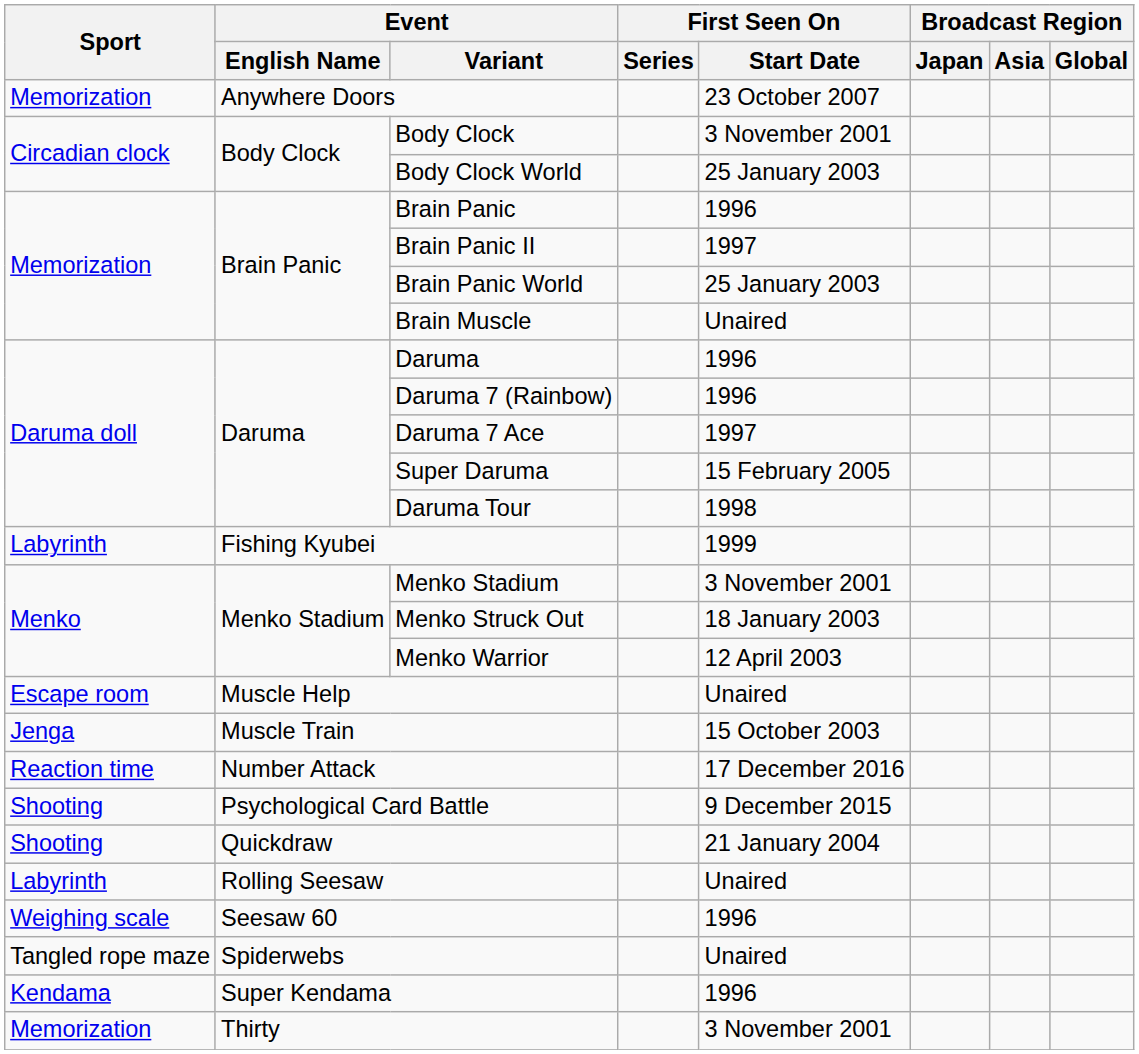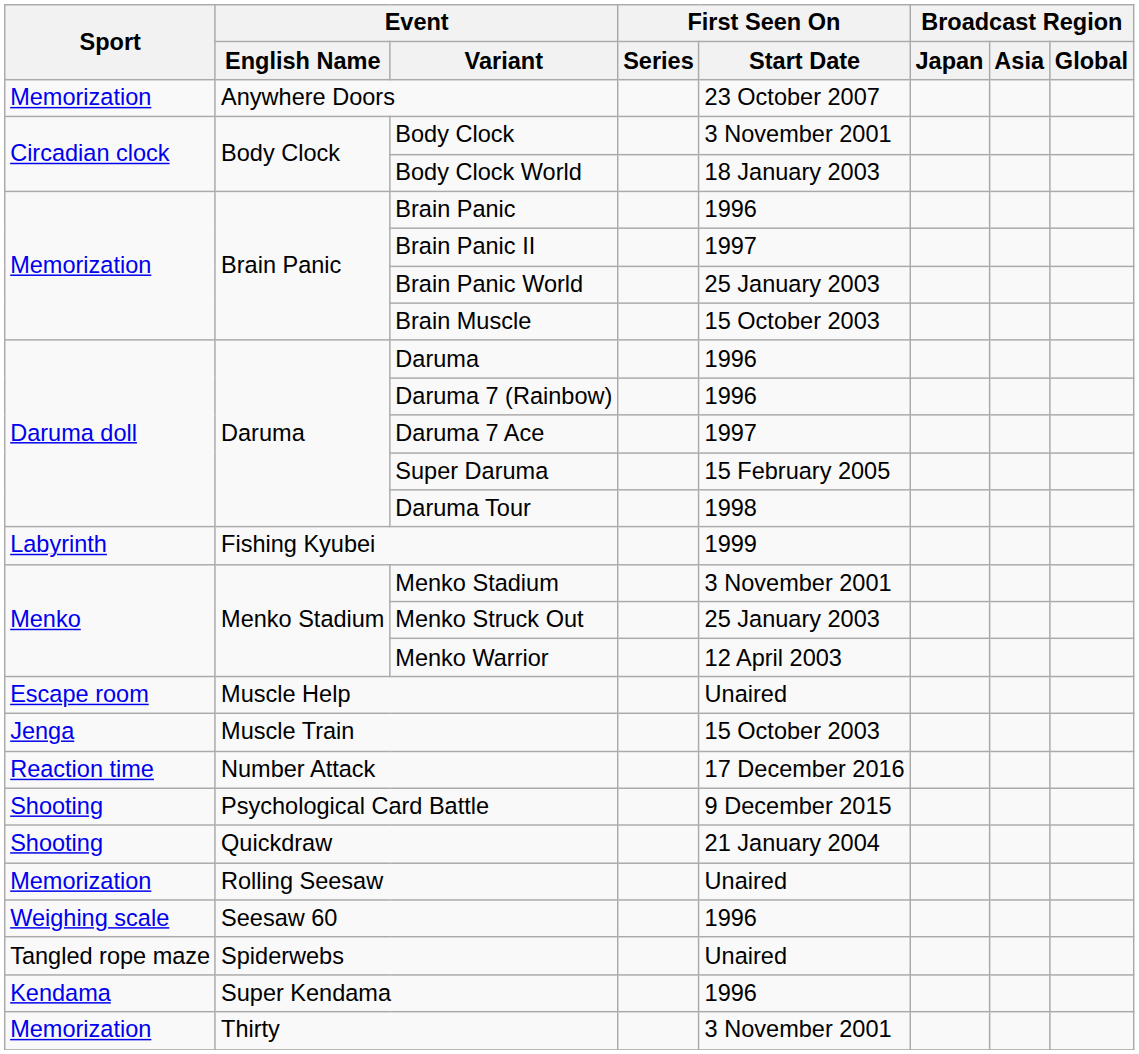(792, 172) 25 January 2003 -> (792, 172) 18 January 2003
(746, 321) Unaired -> (792, 321) 15 October 2003
(792, 619) 18 January 2003 -> (792, 619) 25 January 2003
(59, 881) Labyrinth -> (81, 881) Memorization
